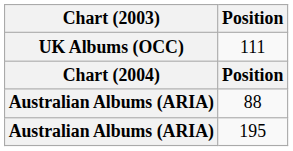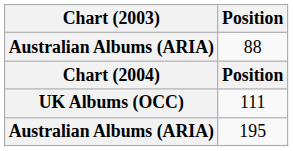rows swapped: (253, 46) <-> (253, 103)
